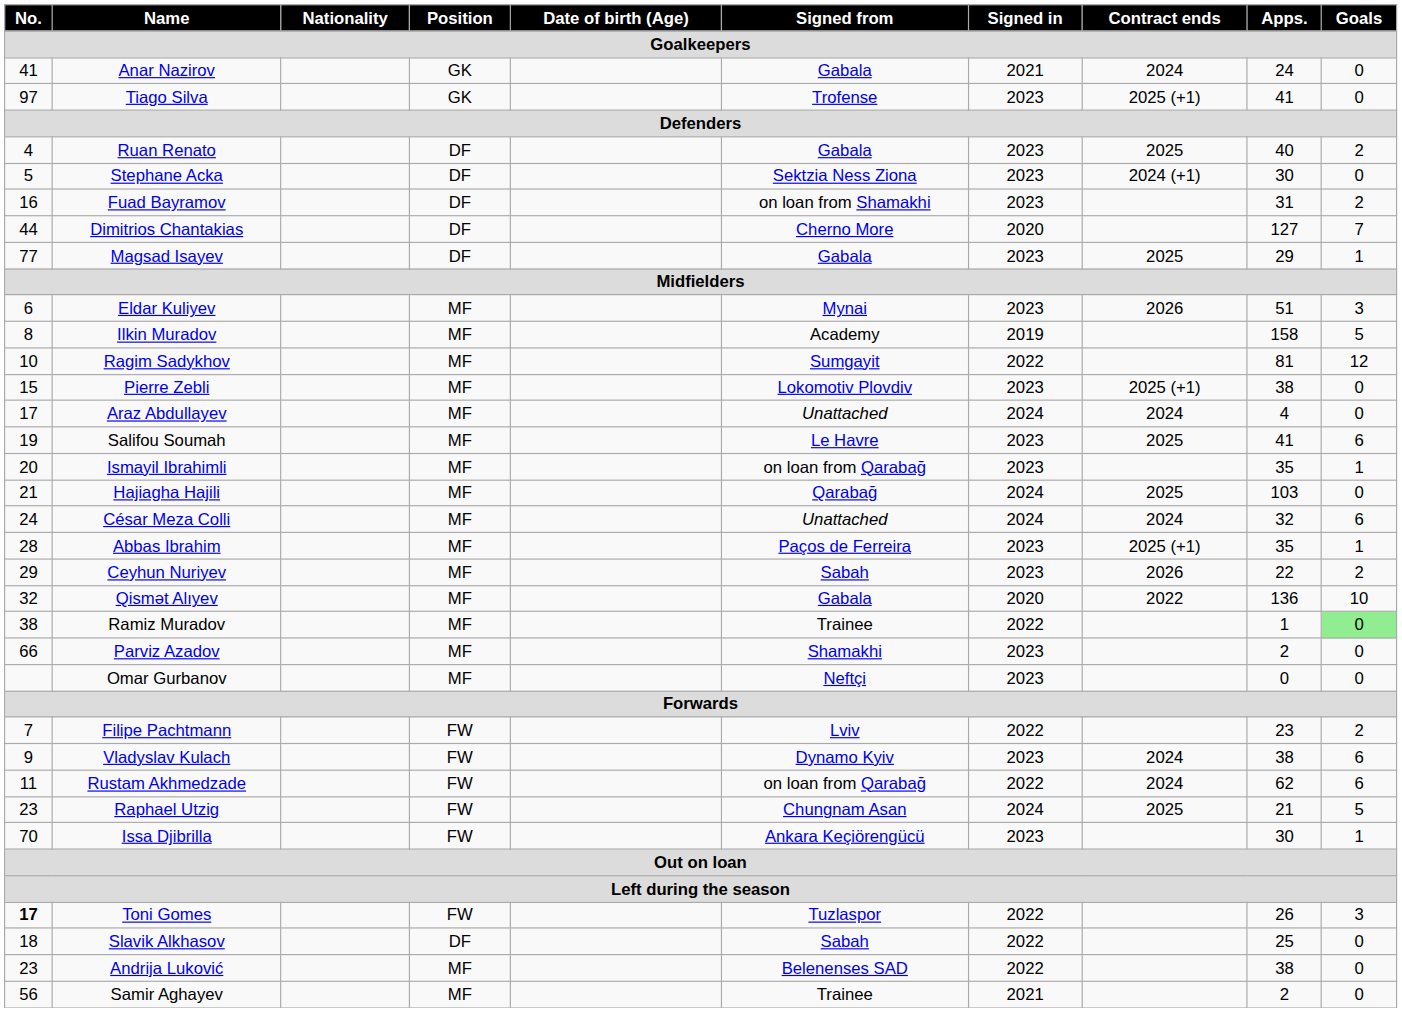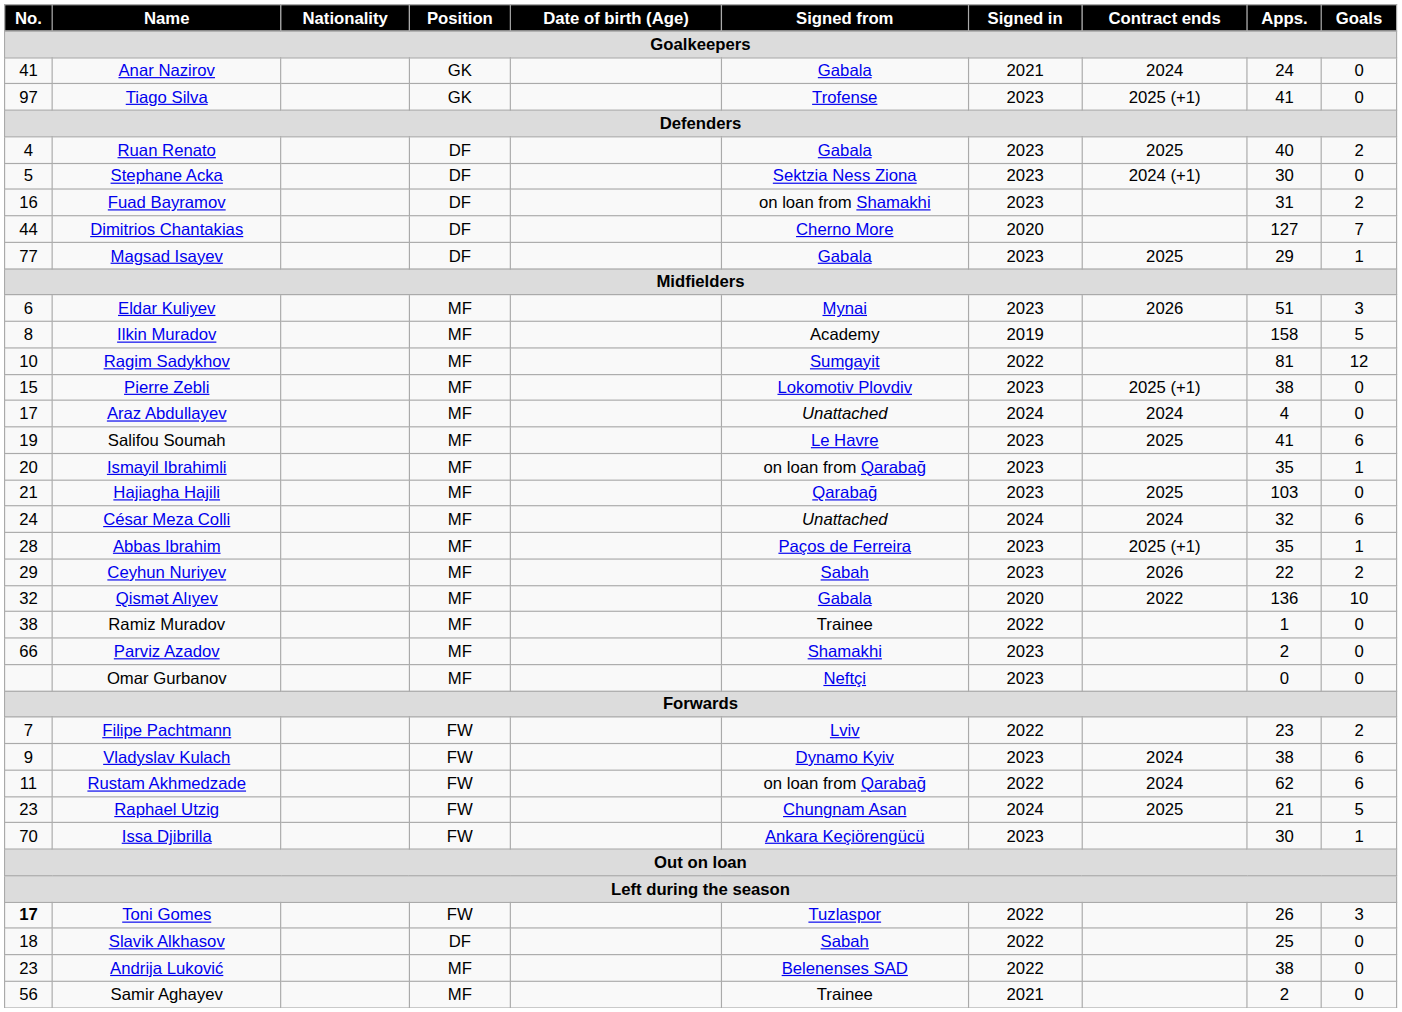(1025, 493) 2024 -> (1025, 493) 2023
(1359, 625) lightgreen background -> (1359, 625) no background
